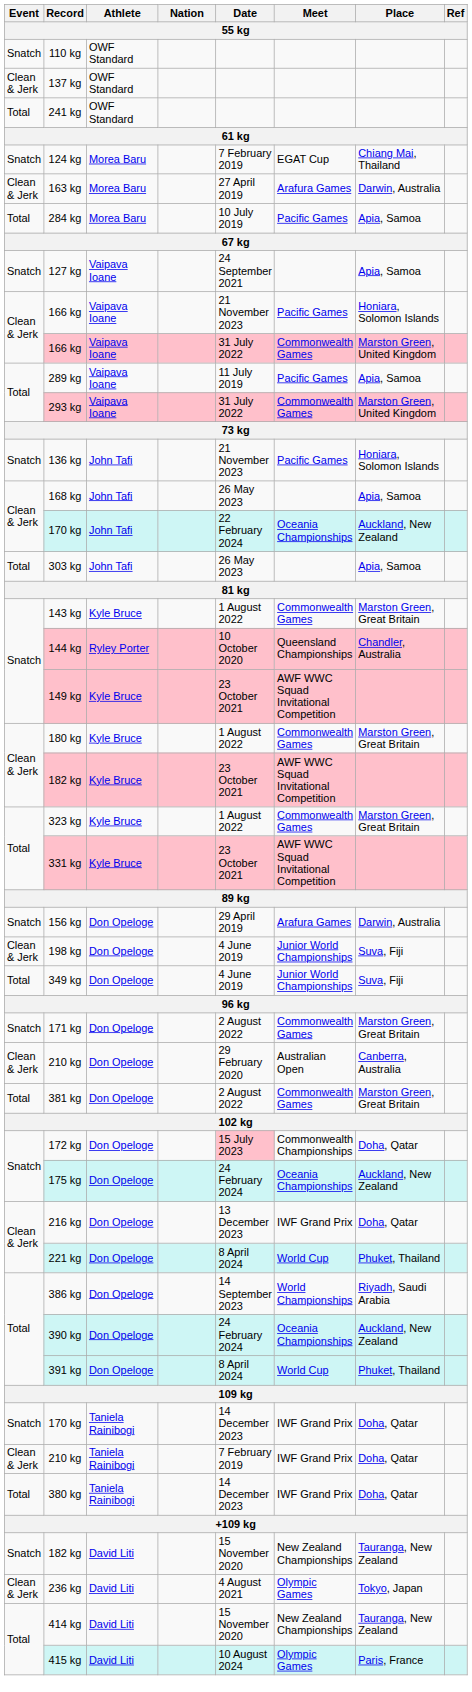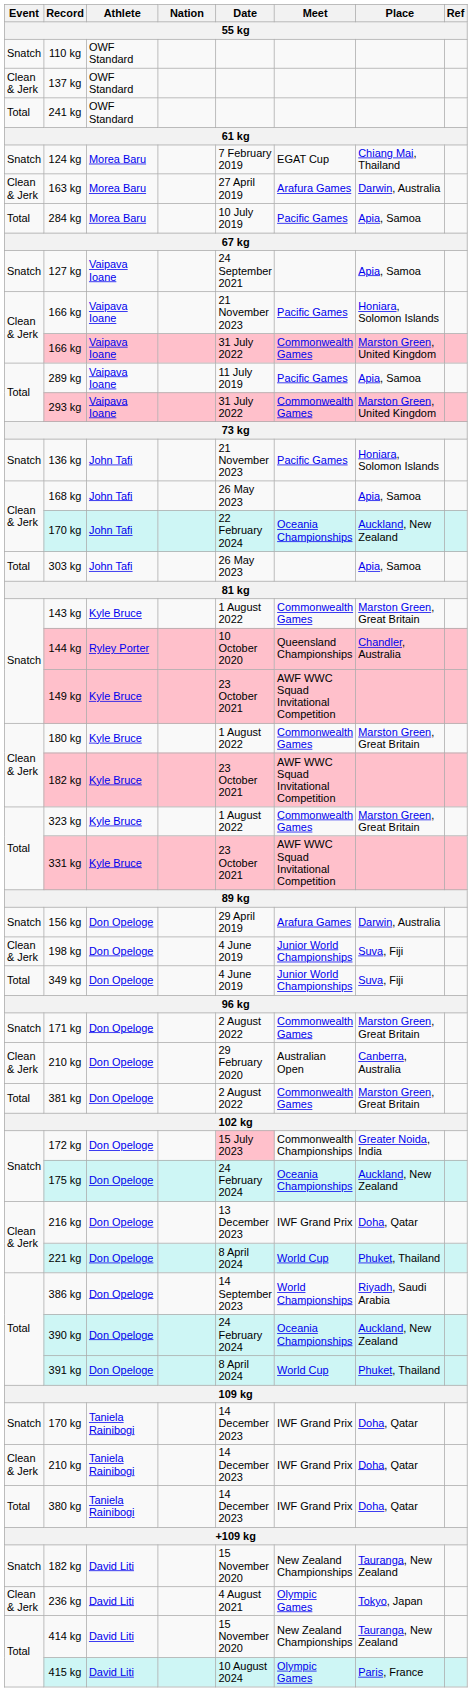(388, 1146) Doha, Qatar -> (394, 1146) Greater Noida, India
(245, 1459) 7 February 2019 -> (244, 1465) 14 December 2023
